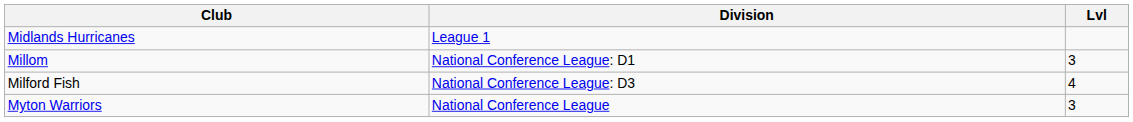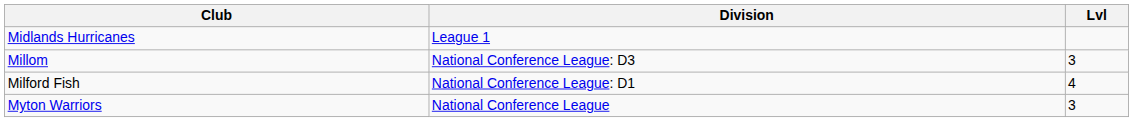(533, 60) National Conference League: D1 -> (533, 60) National Conference League: D3
(533, 82) National Conference League: D3 -> (533, 82) National Conference League: D1
